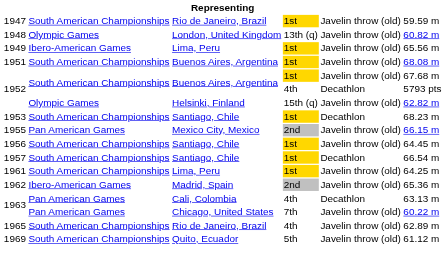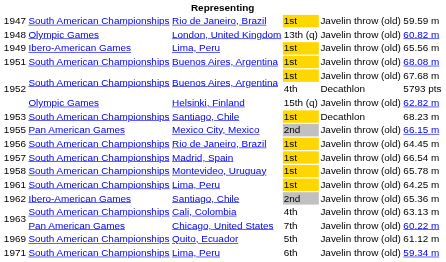(206, 144) Santiago, Chile -> (219, 144) Rio de Janeiro, Brazil
(206, 157) Santiago, Chile -> (203, 157) Madrid, Spain
(343, 157) Decathlon -> (361, 157) Javelin throw (old)
+ row: (15, 171)
(203, 184) Madrid, Spain -> (206, 198) Santiago, Chile
(77, 198) Pan American Games -> (99, 212) South American Championships
(343, 198) Decathlon -> (361, 212) Javelin throw (old)
- row: (15, 225)
+ row: (15, 253)
